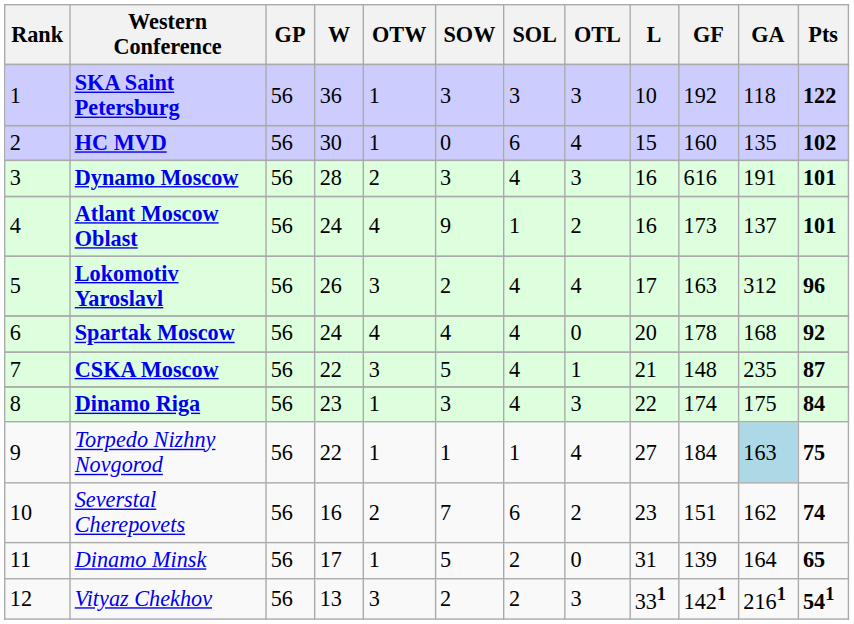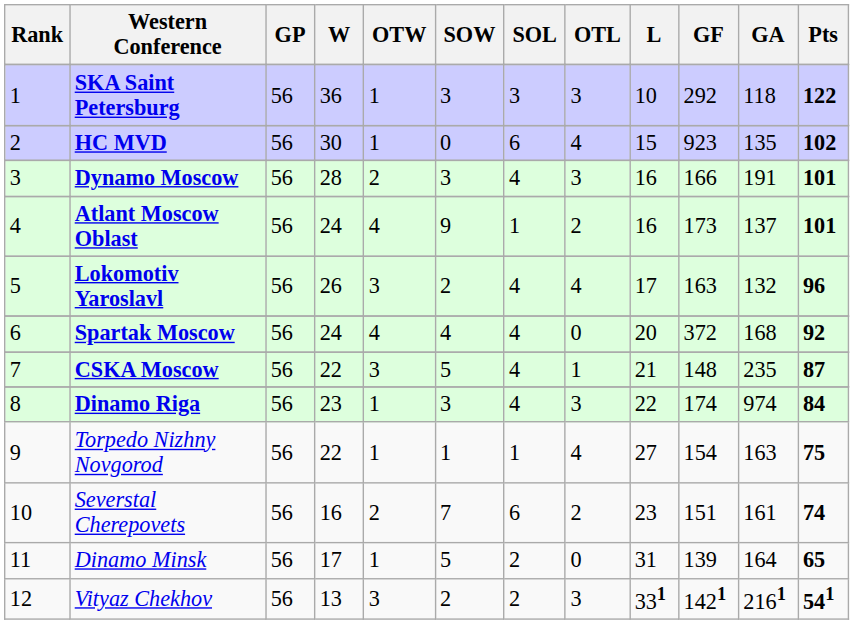(700, 94) 192 -> (700, 94) 292
(700, 142) 160 -> (700, 142) 923
(700, 177) 616 -> (700, 177) 166
(760, 286) 312 -> (760, 286) 132
(700, 333) 178 -> (700, 333) 372
(760, 404) 175 -> (760, 404) 974
(700, 452) 184 -> (700, 452) 154
(760, 452) lightblue background -> (760, 452) no background
(760, 512) 162 -> (760, 512) 161
